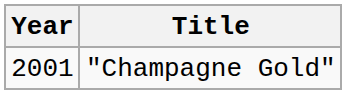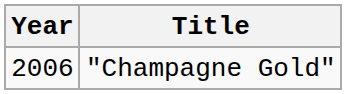(42, 69) 2001 -> (42, 69) 2006
